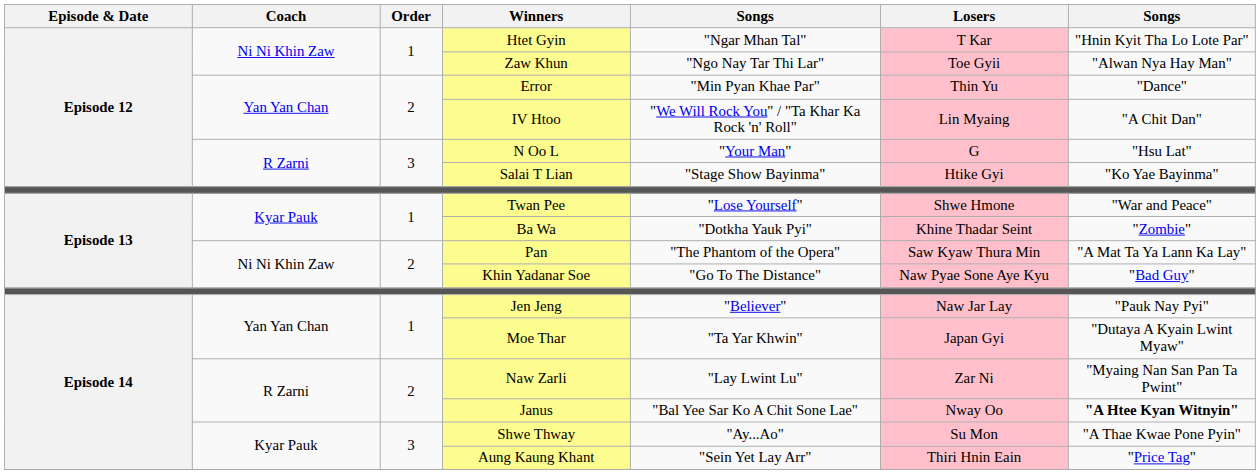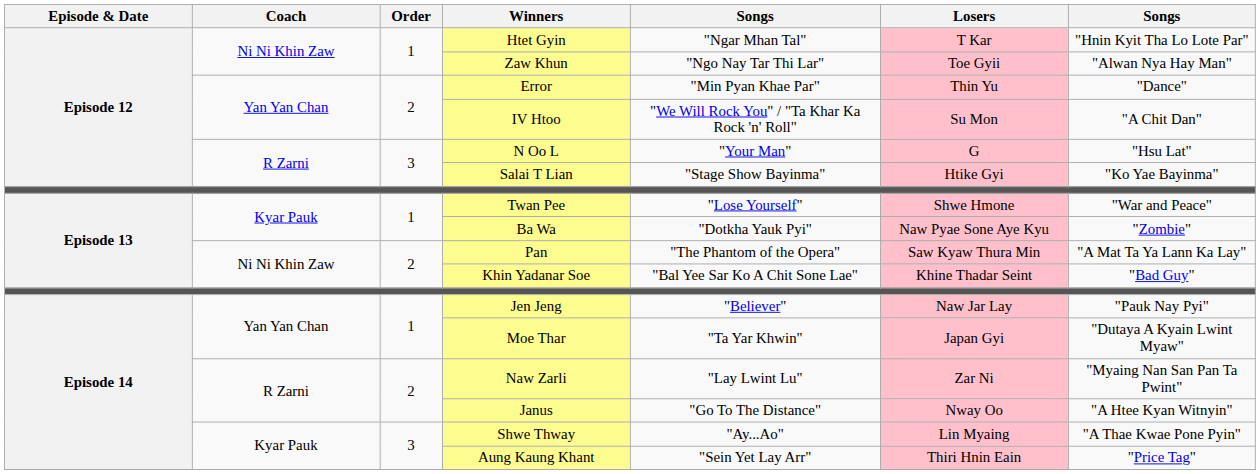(974, 119) Lin Myaing -> (974, 119) Su Mon
(974, 228) Khine Thadar Seint -> (974, 228) Naw Pyae Sone Aye Kyu
(755, 275) "Go To The Distance" -> (755, 275) "Bal Yee Sar Ko A Chit Sone Lae"
(974, 275) Naw Pyae Sone Aye Kyu -> (974, 275) Khine Thadar Seint
(755, 410) "Bal Yee Sar Ko A Chit Sone Lae" -> (755, 410) "Go To The Distance"
(1162, 410) bold -> (1162, 410) normal
(974, 434) Su Mon -> (974, 434) Lin Myaing
